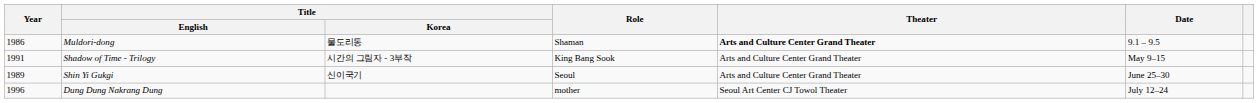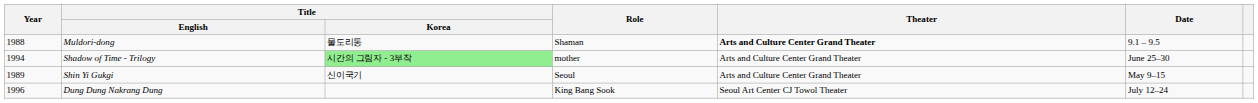(16, 42) 1986 -> (16, 42) 1988
(16, 58) 1991 -> (16, 58) 1994
(369, 58) no background -> (369, 58) lightgreen background
(585, 58) King Bang Sook -> (567, 58) mother
(1147, 58) May 9–15 -> (1149, 58) June 25–30
(1149, 74) June 25–30 -> (1147, 74) May 9–15
(567, 90) mother -> (585, 90) King Bang Sook
